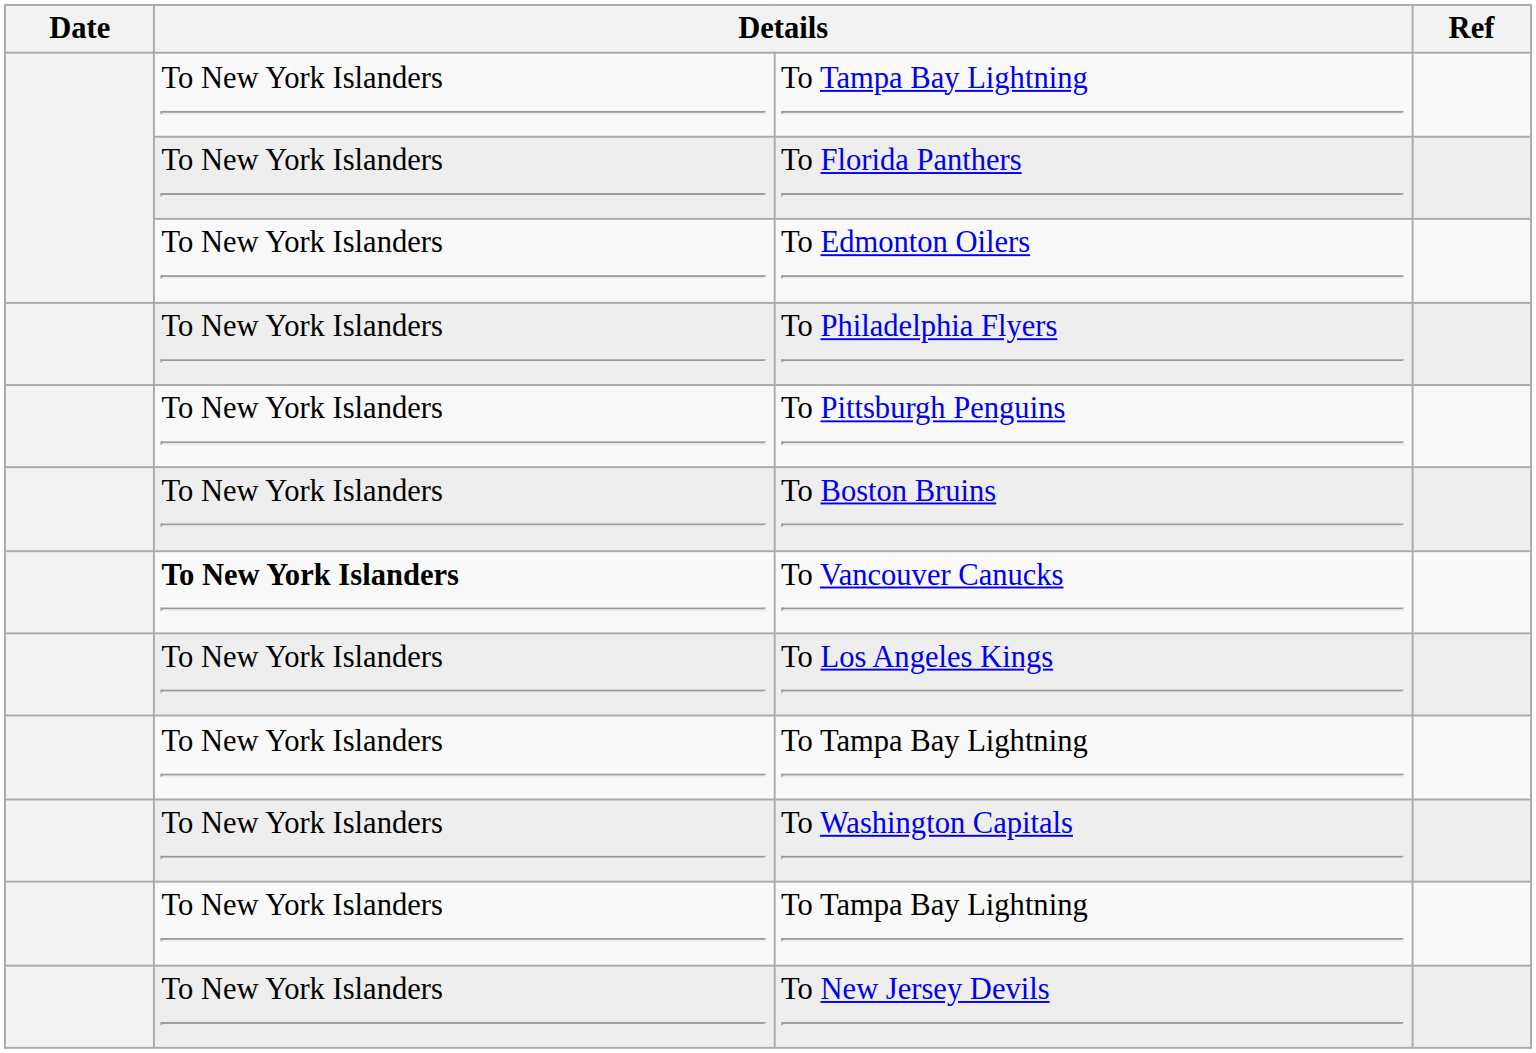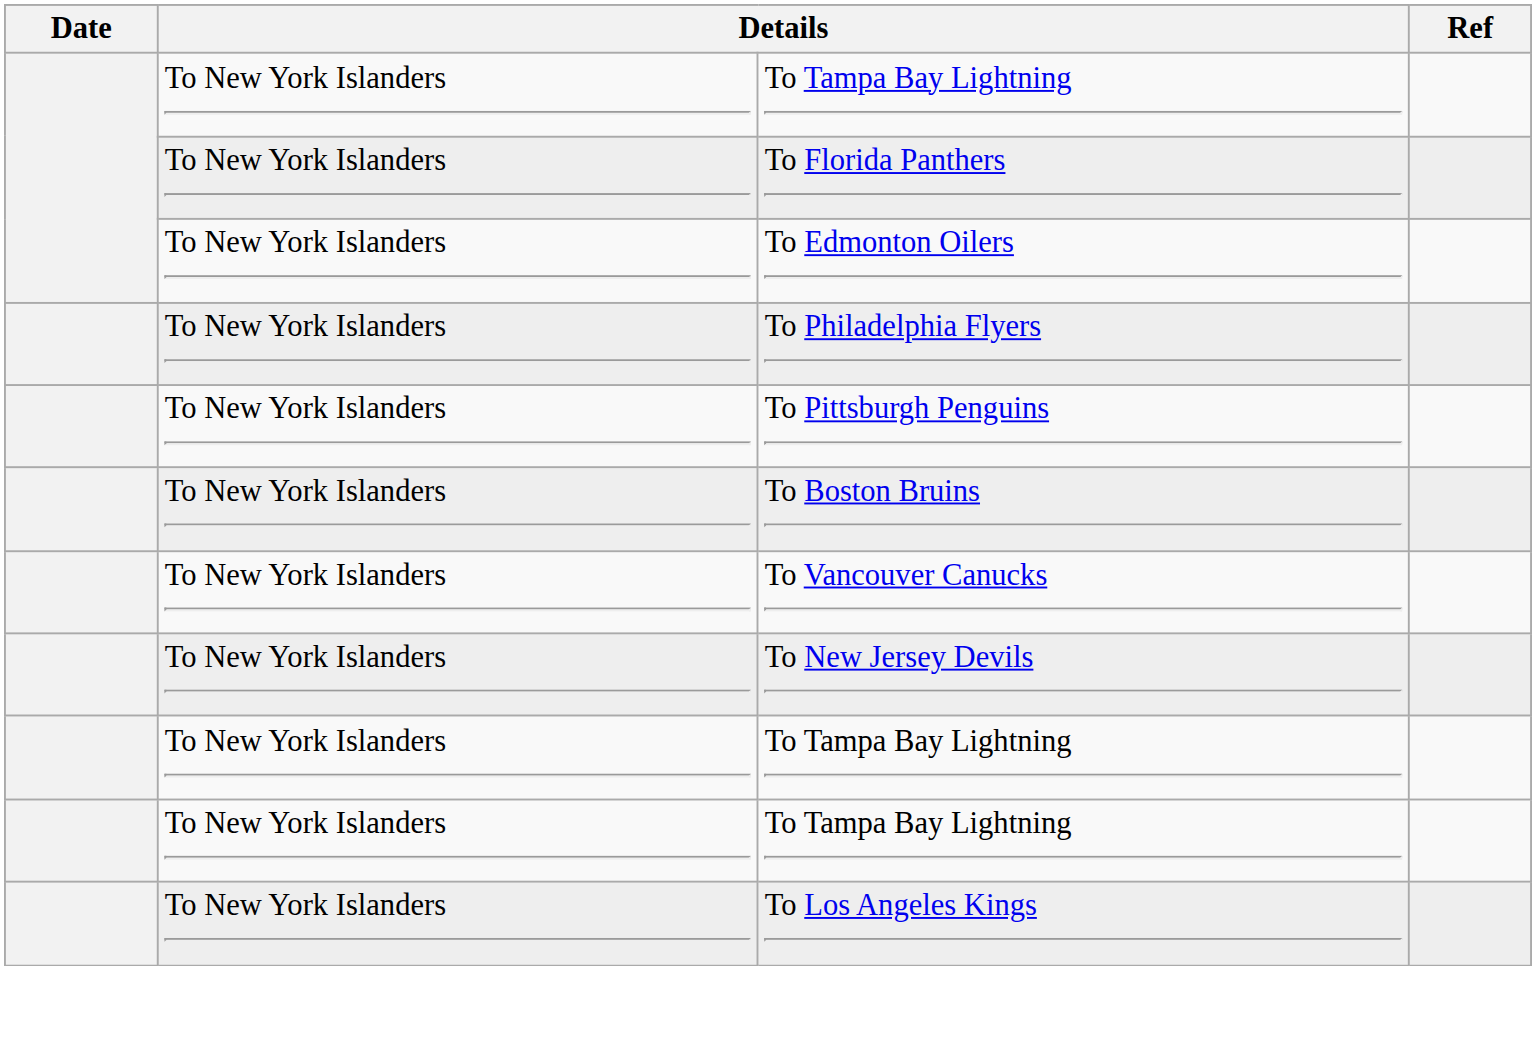(464, 584) bold -> (458, 584) normal
rows swapped: (80, 675) <-> (80, 1006)
- row: (80, 840)
